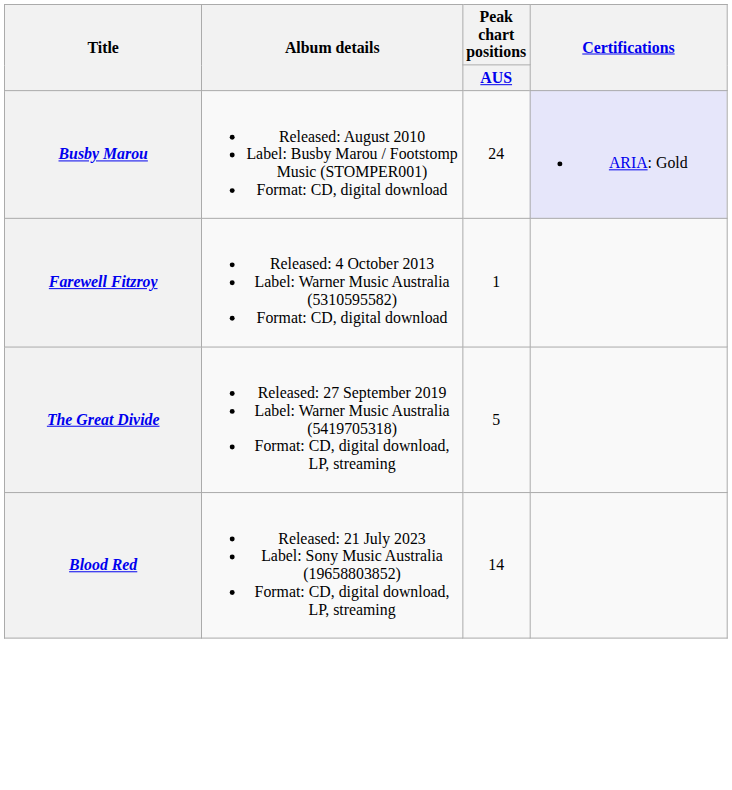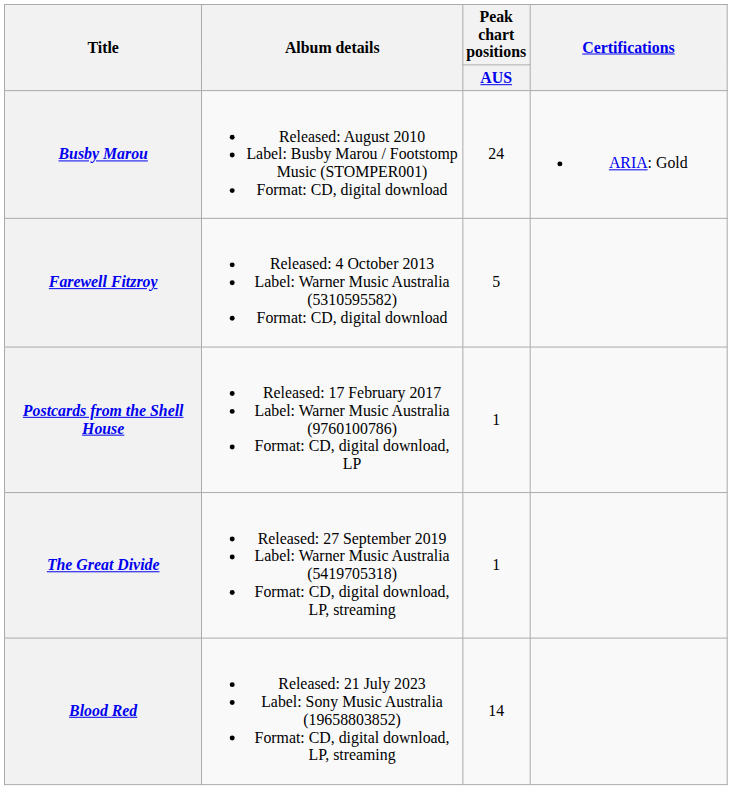(628, 163) lavender background -> (628, 163) no background
(496, 282) 1 -> (496, 282) 5
+ row: (103, 419)
(496, 419) 5 -> (496, 565) 1
